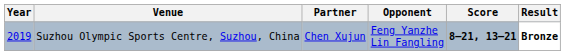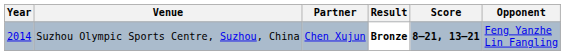columns swapped: (407, 13) <-> (540, 13)
(19, 36) 2019 -> (19, 36) 2014
